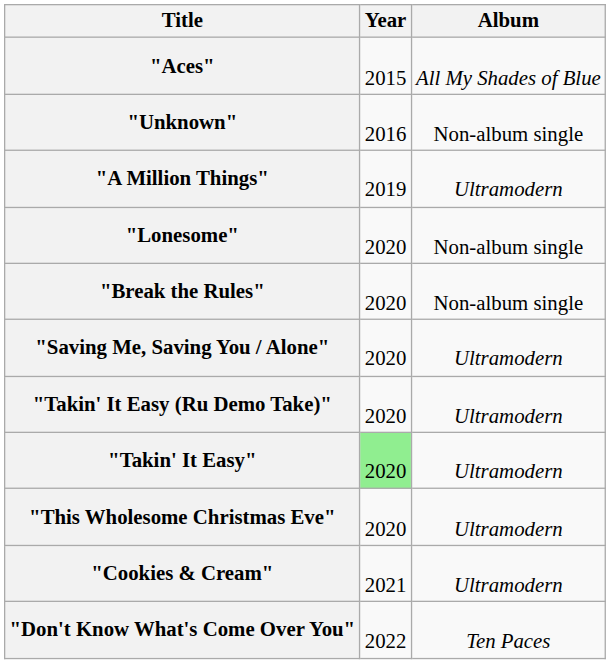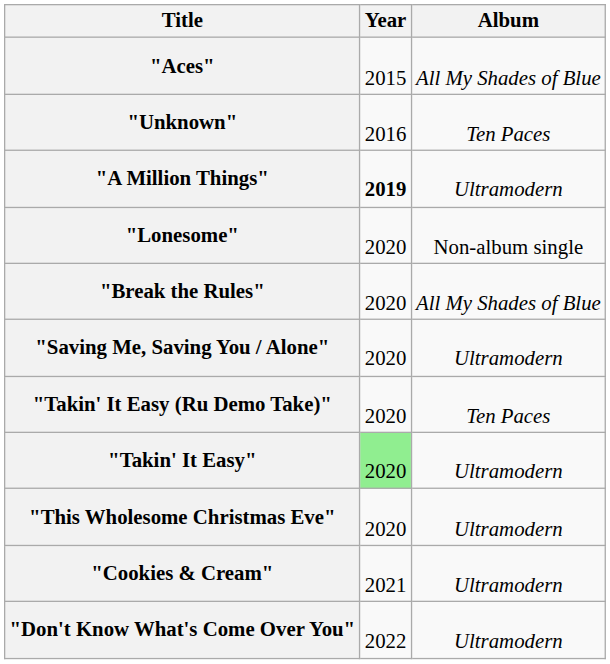(508, 133) Non-album single -> (508, 133) Ten Paces
(386, 190) normal -> (386, 190) bold
(508, 302) Non-album single -> (508, 302) All My Shades of Blue
(508, 415) Ultramodern -> (508, 415) Ten Paces
(508, 641) Ten Paces -> (508, 641) Ultramodern
